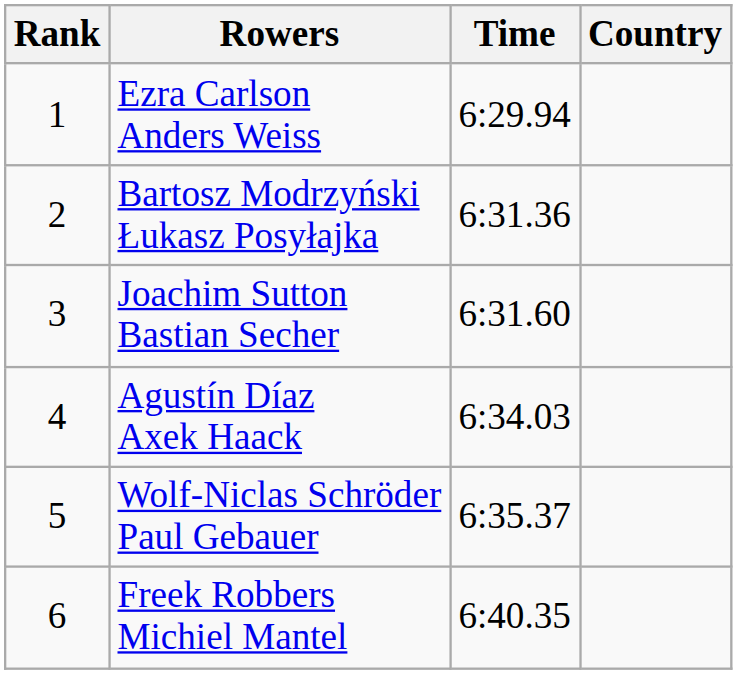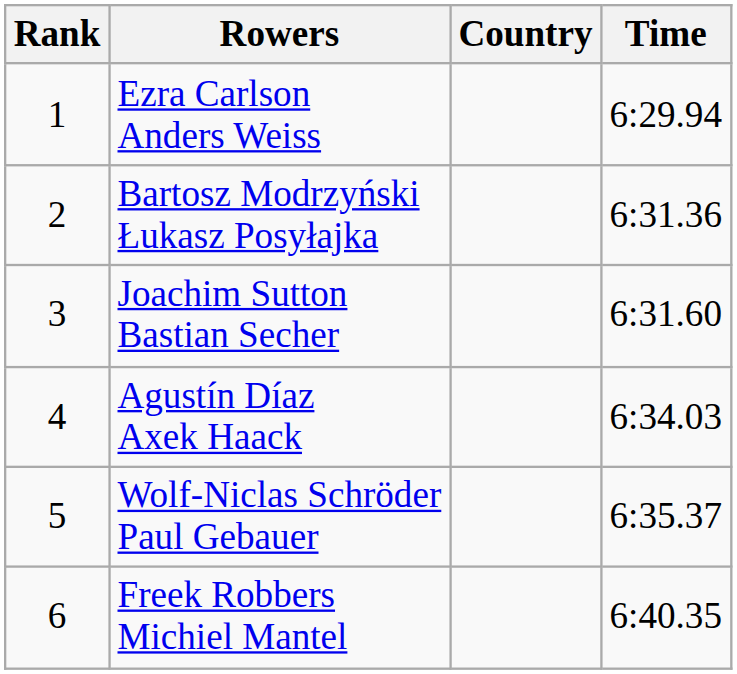columns swapped: (655, 33) <-> (515, 33)
